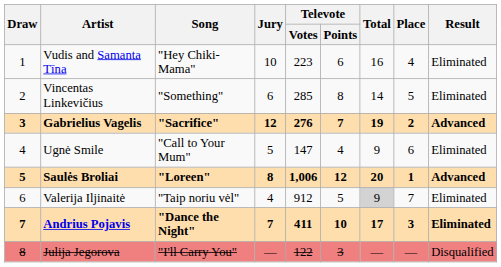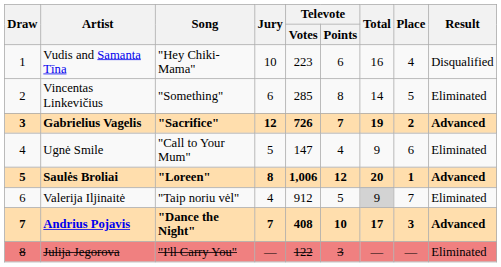(459, 61) Eliminated -> (462, 61) Disqualified
(303, 123) 276 -> (303, 123) 726
(303, 224) 411 -> (303, 224) 408
(461, 224) Eliminated -> (458, 224) Advanced
(462, 251) Disqualified -> (459, 251) Eliminated
